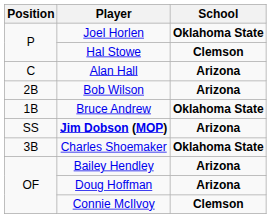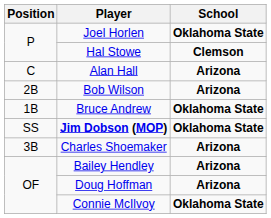(218, 128) Arizona -> (218, 128) Oklahoma State
(218, 147) Oklahoma State -> (218, 147) Arizona
(218, 204) Clemson -> (218, 204) Oklahoma State
